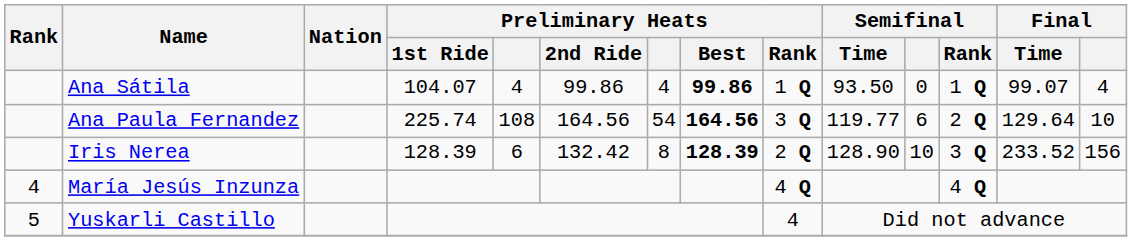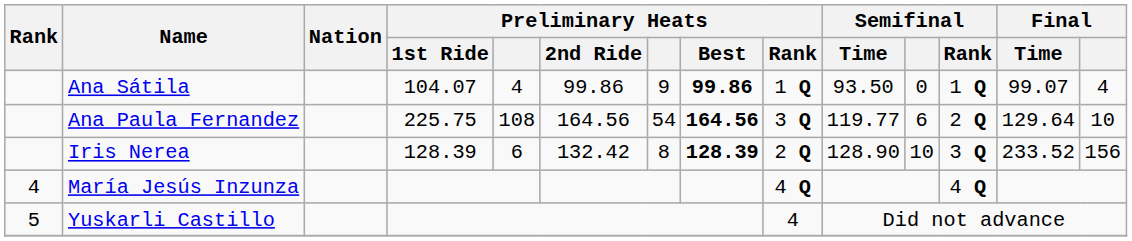(664, 87) 4 -> (664, 87) 9
(440, 120) 225.74 -> (440, 120) 225.75
